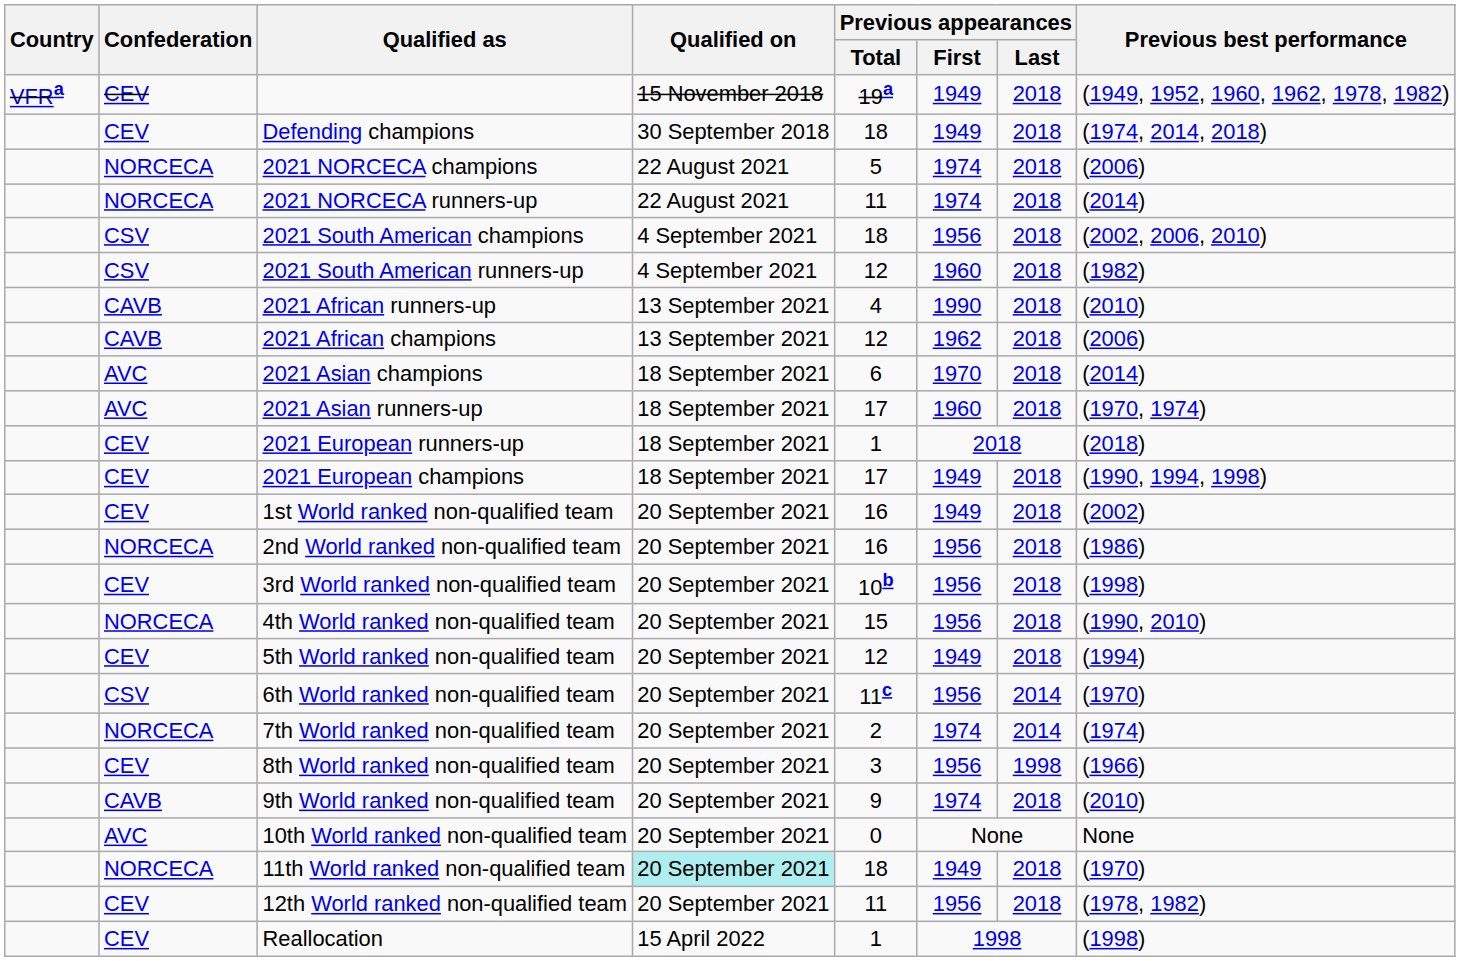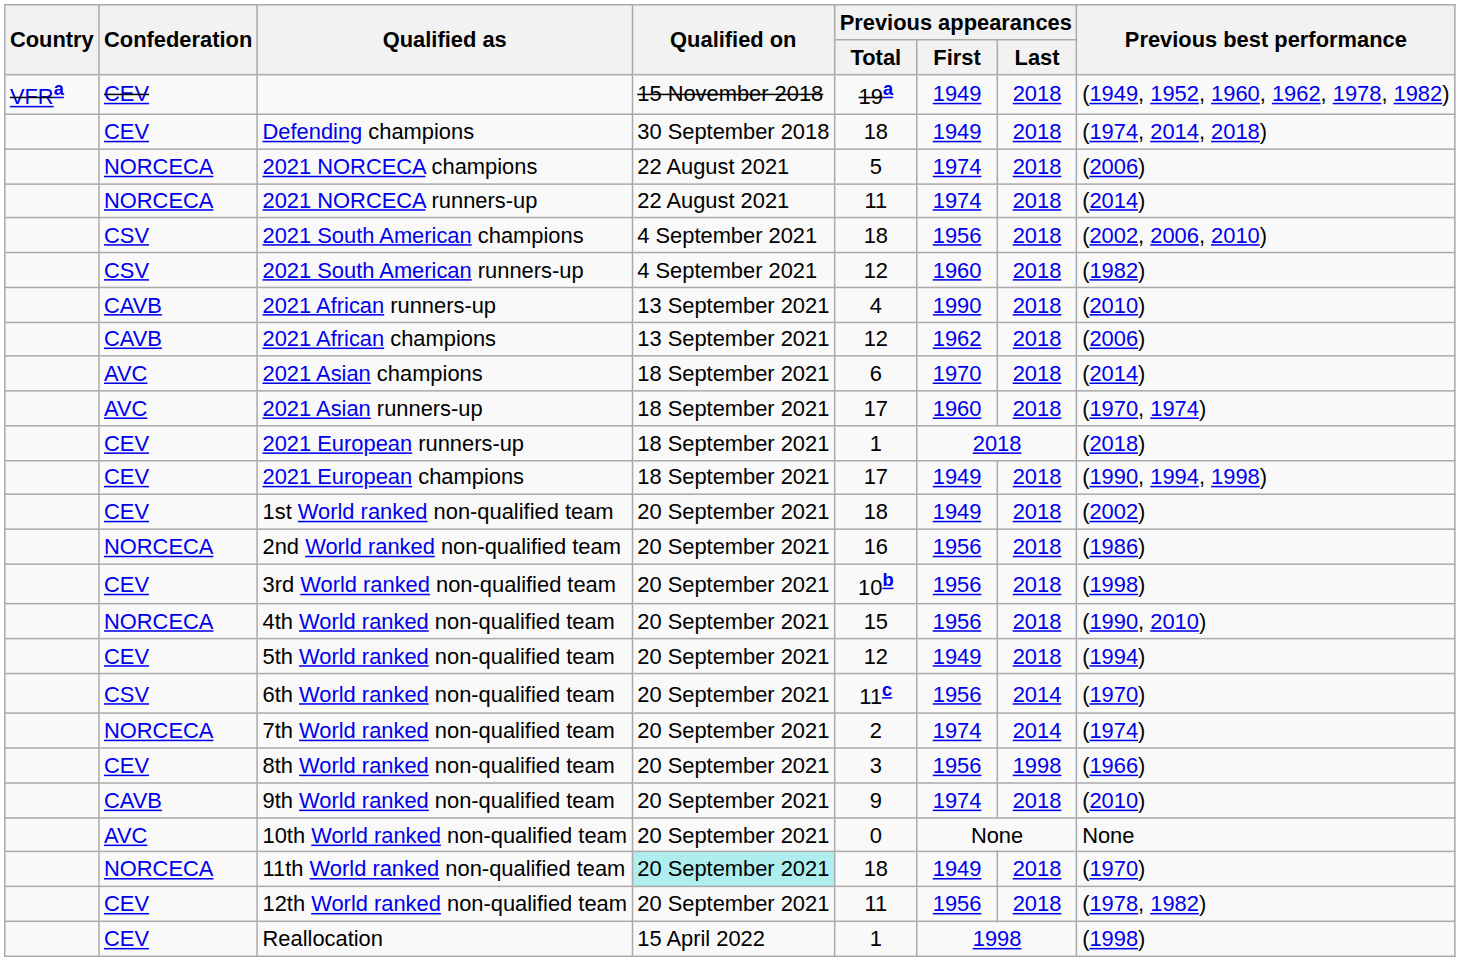(876, 512) 16 -> (876, 512) 18
